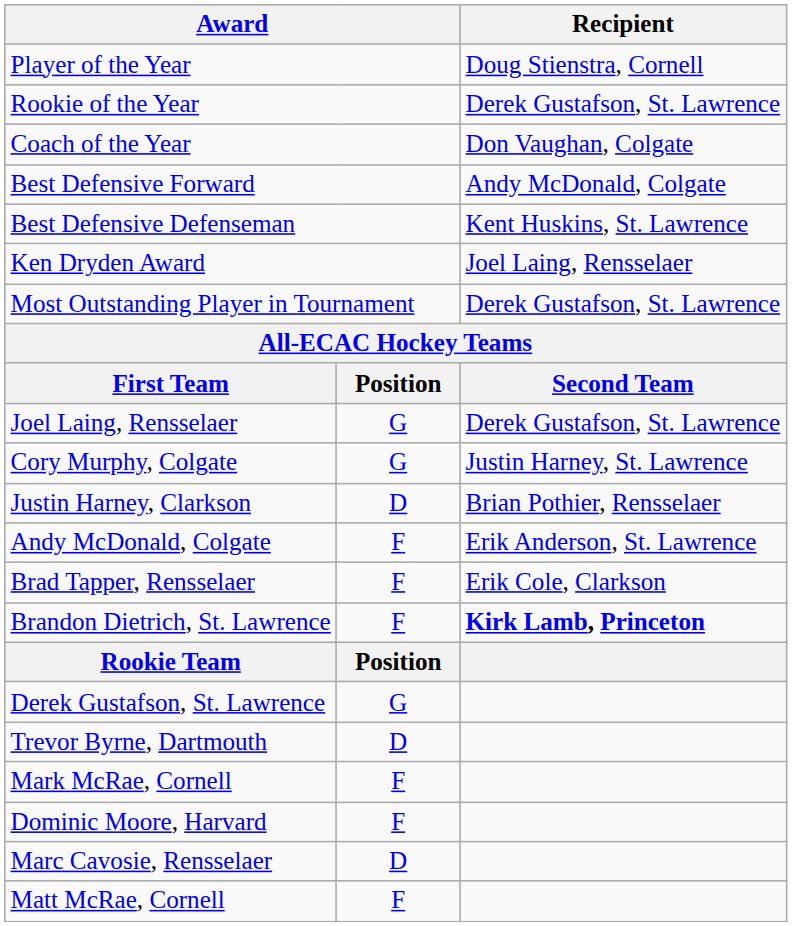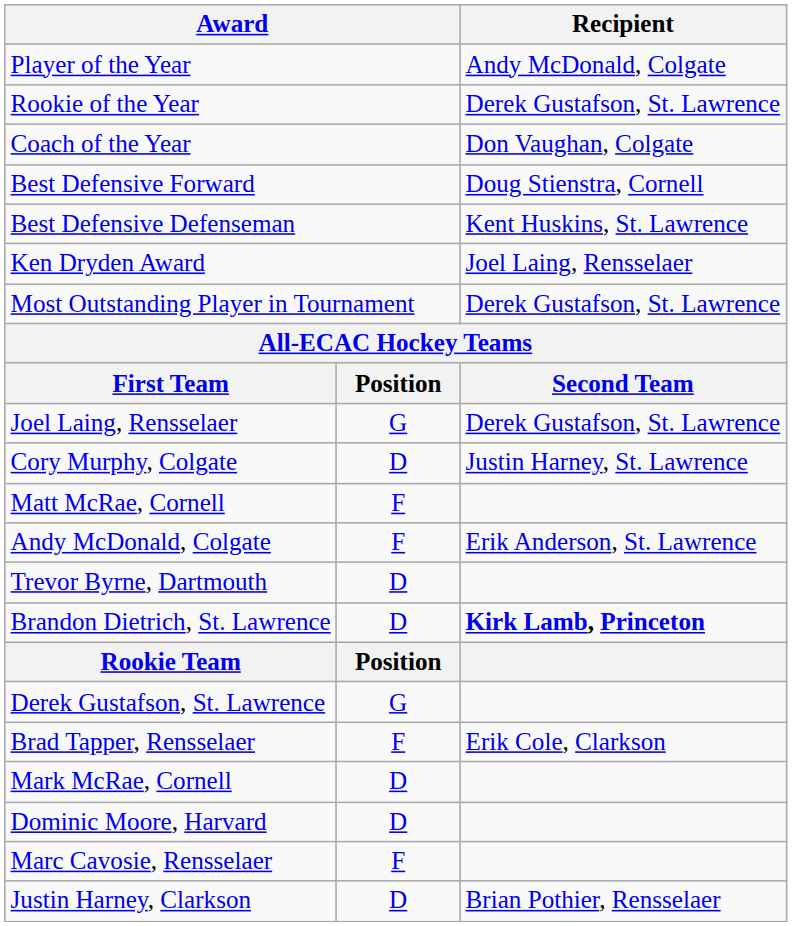(585, 64) Doug Stienstra, Cornell -> (596, 64) Andy McDonald, Colgate
(596, 183) Andy McDonald, Colgate -> (585, 183) Doug Stienstra, Cornell
(398, 462) G -> (398, 462) D
rows swapped: (131, 502) <-> (118, 900)
rows swapped: (133, 582) <-> (139, 741)
(398, 622) F -> (398, 622) D
(398, 781) F -> (398, 781) D
(398, 821) F -> (398, 821) D
(398, 861) D -> (398, 861) F
